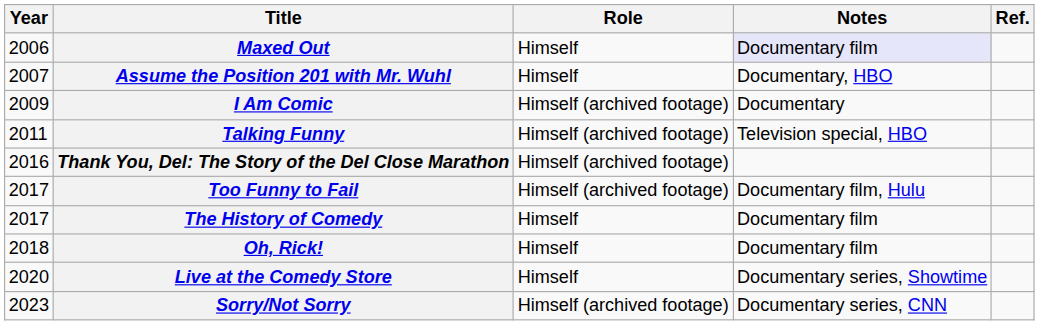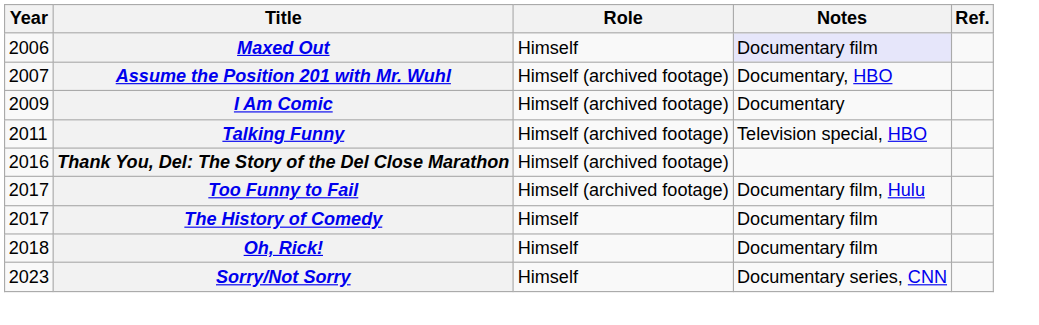(548, 76) Himself -> (623, 76) Himself (archived footage)
- row: (283, 276)
(623, 305) Himself (archived footage) -> (548, 276) Himself
